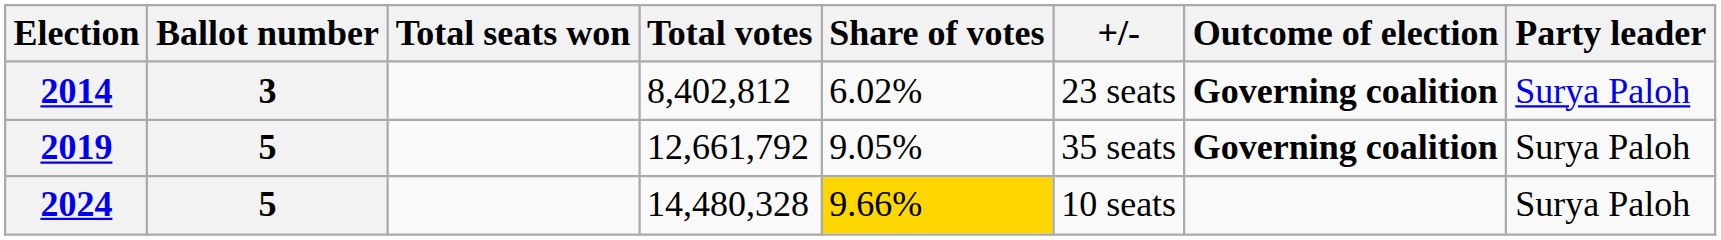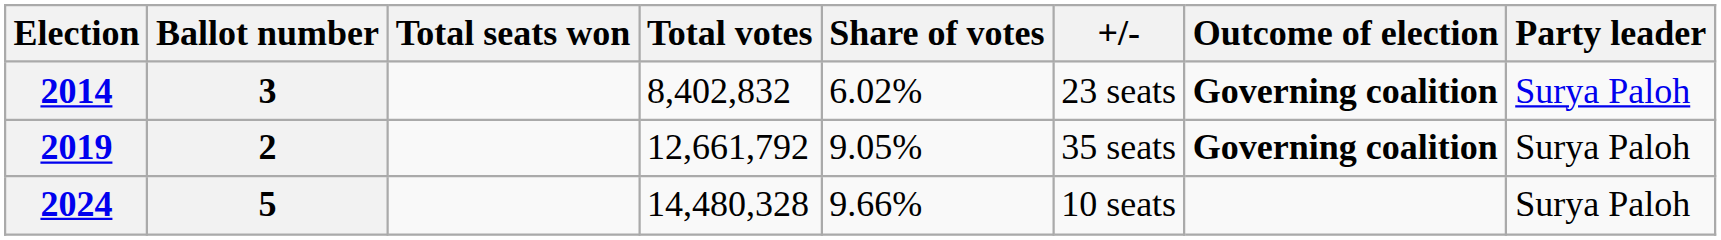(719, 90) 8,402,812 -> (719, 90) 8,402,832
(268, 147) 5 -> (268, 147) 2
(876, 204) gold background -> (876, 204) no background
